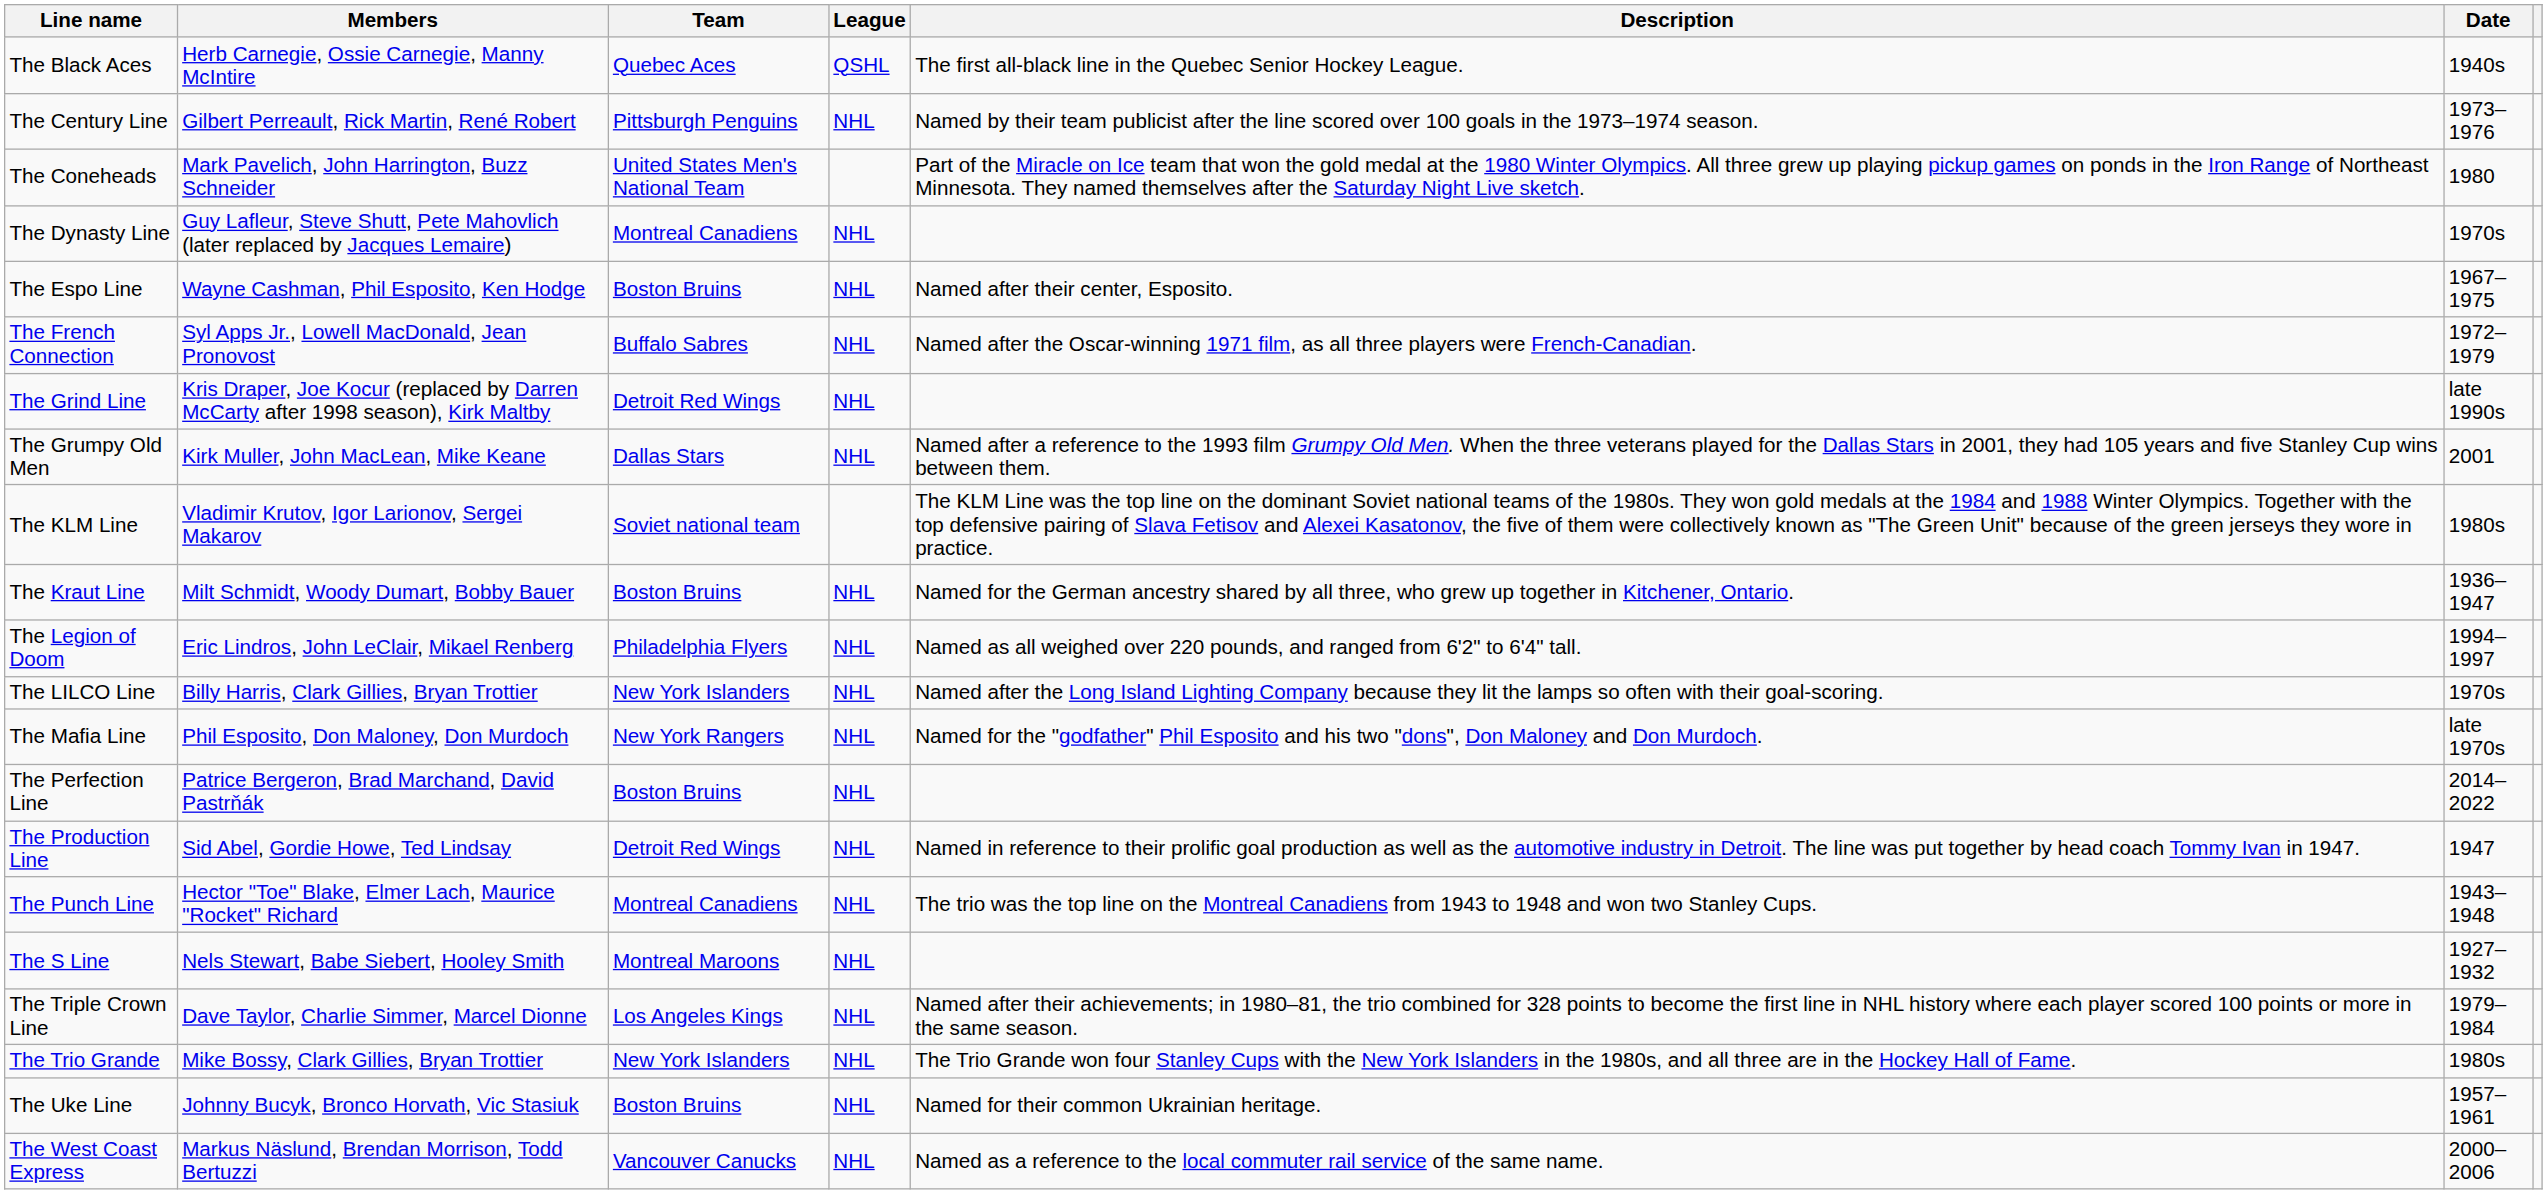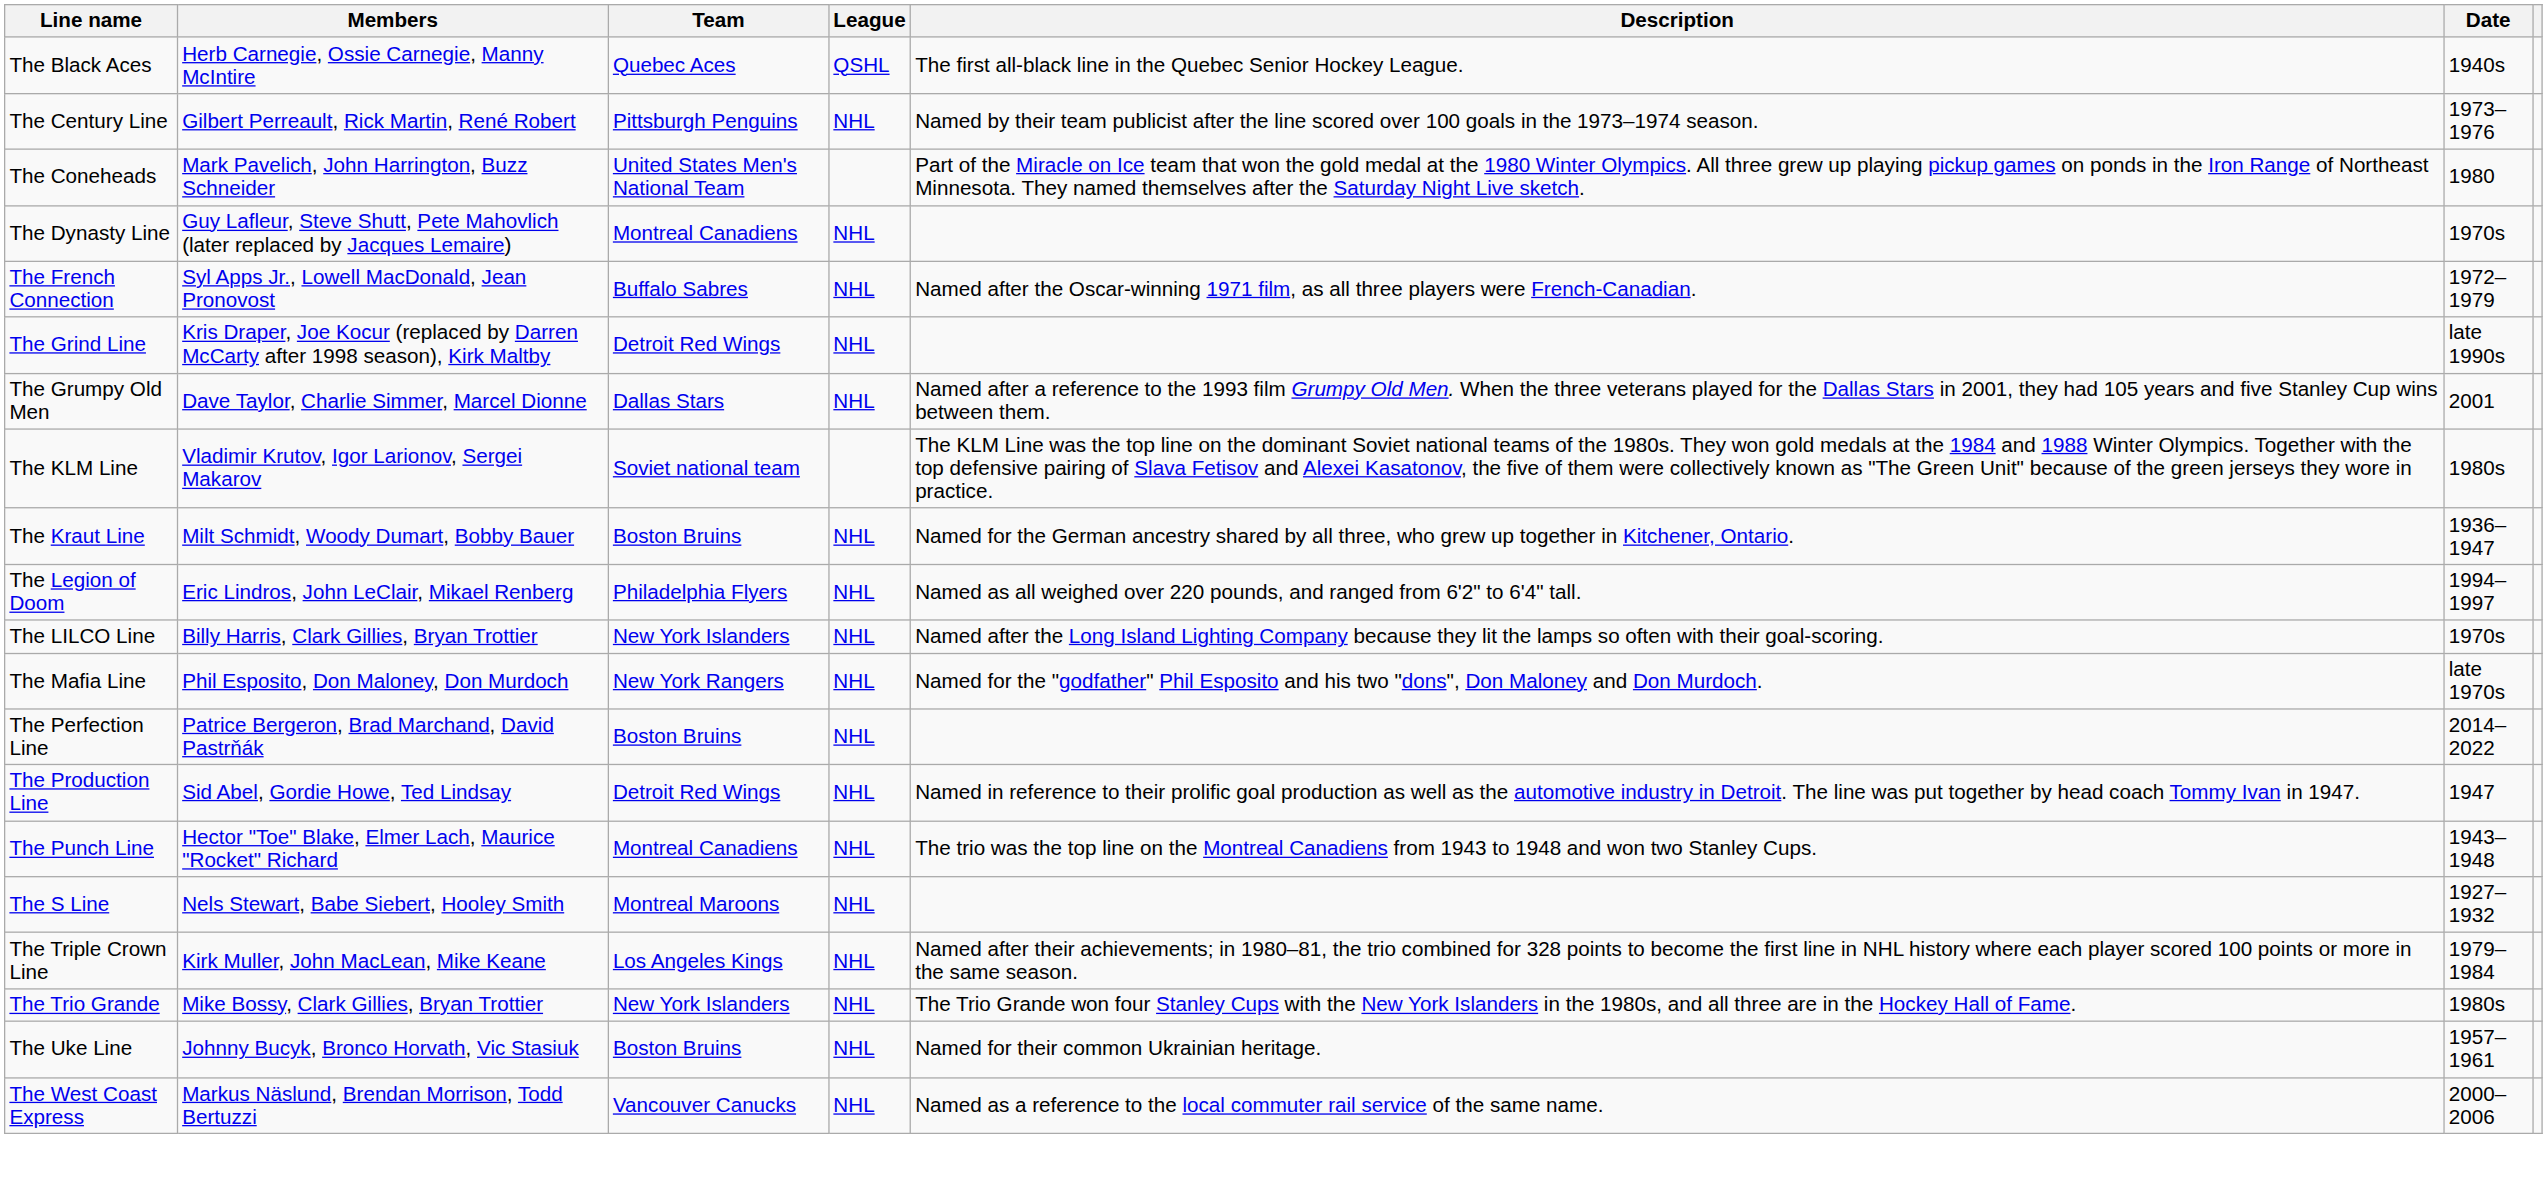- row: (76, 289)
(364, 456) Kirk Muller, John MacLean, Mike Keane -> (384, 400) Dave Taylor, Charlie Simmer, Marcel Dionne
(384, 1016) Dave Taylor, Charlie Simmer, Marcel Dionne -> (364, 960) Kirk Muller, John MacLean, Mike Keane
